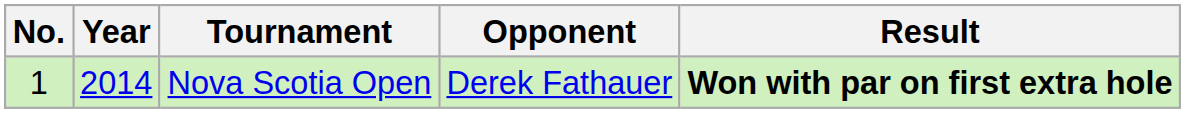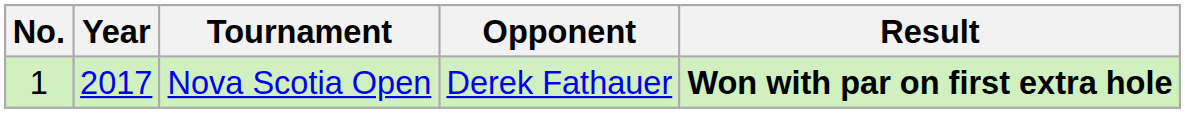(116, 82) 2014 -> (116, 82) 2017
